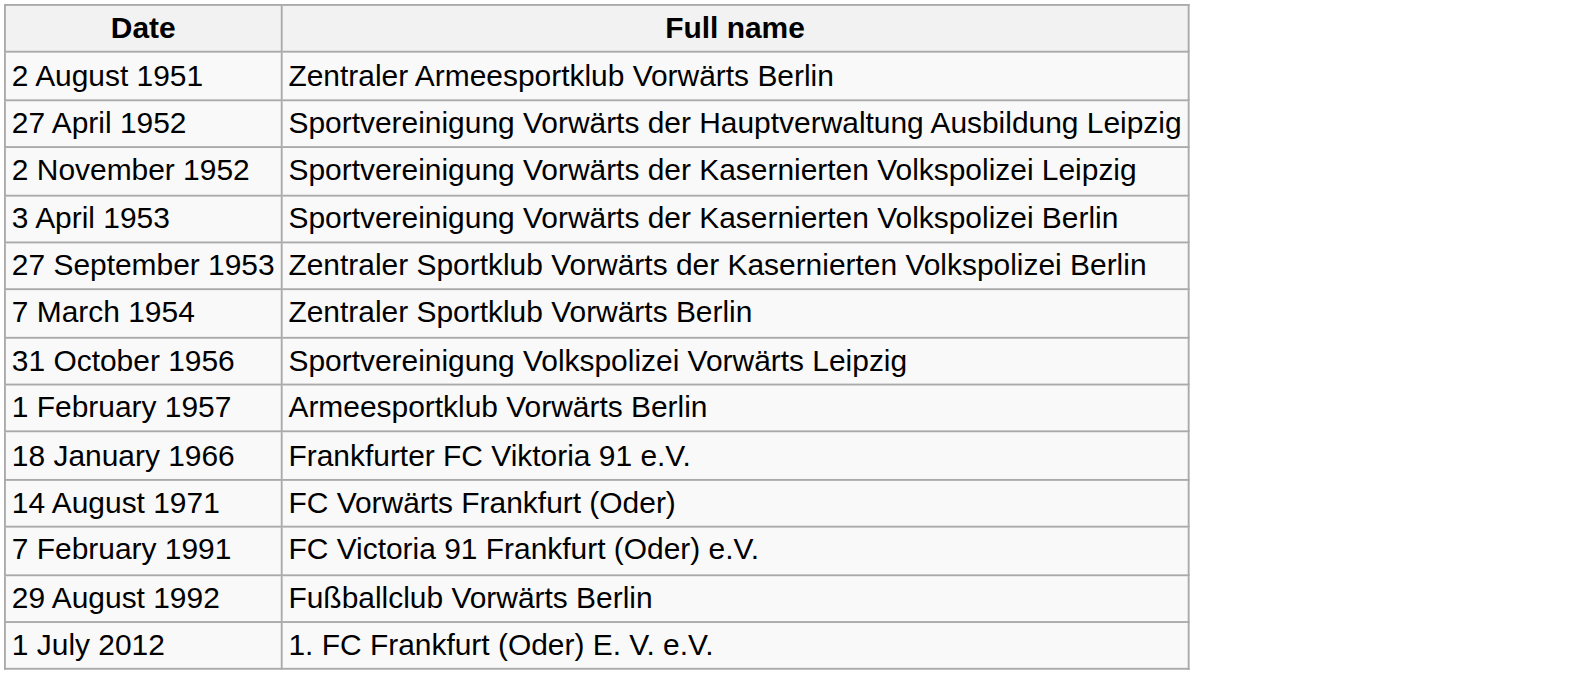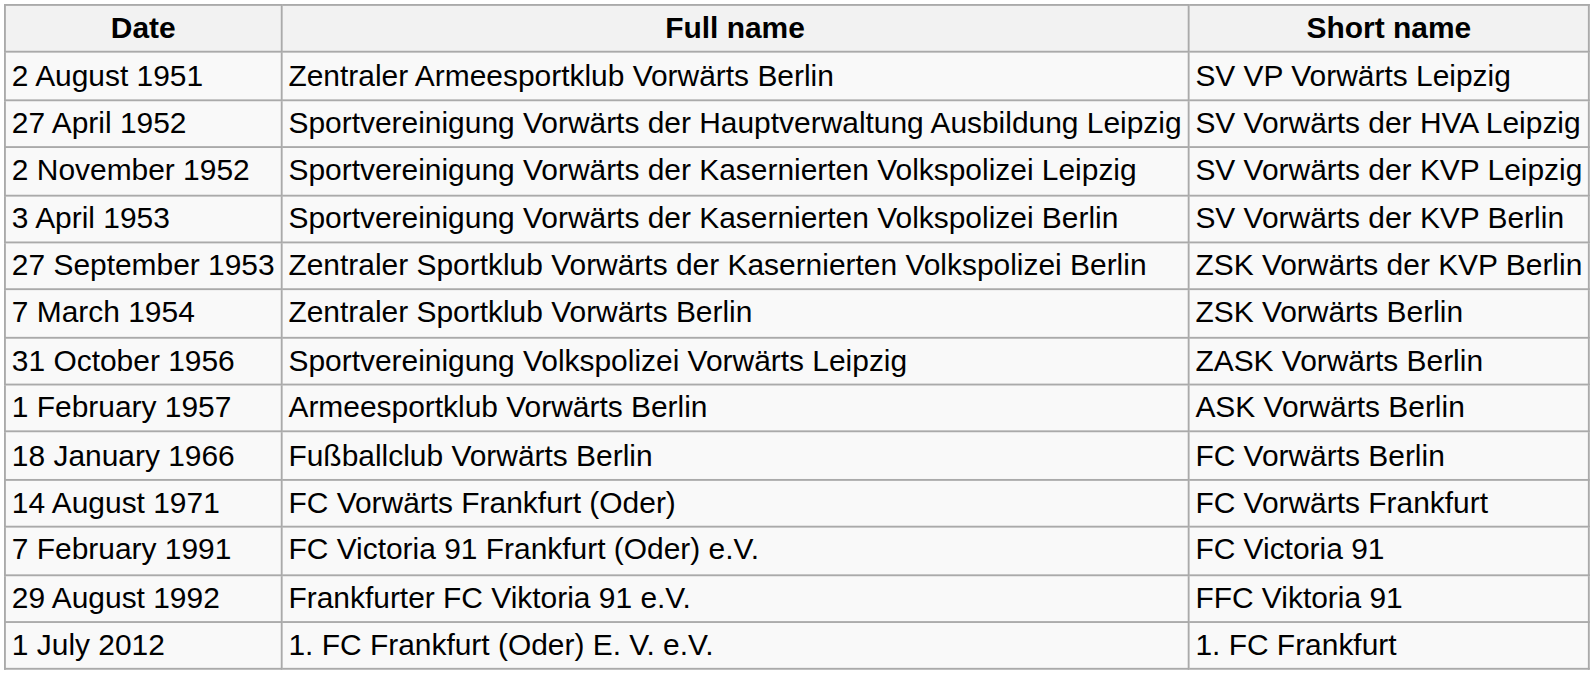+ column: (1389, 28)
(490, 455) Frankfurter FC Viktoria 91 e.V. -> (471, 455) Fußballclub Vorwärts Berlin
(471, 597) Fußballclub Vorwärts Berlin -> (490, 597) Frankfurter FC Viktoria 91 e.V.
